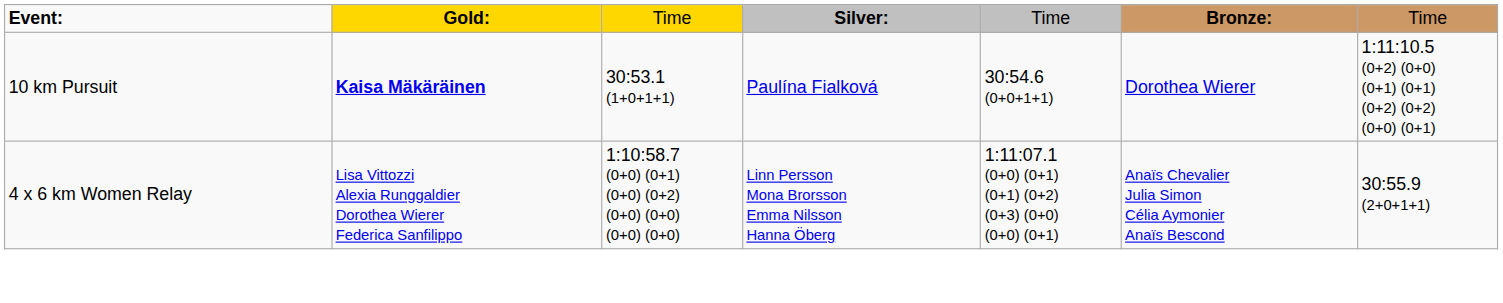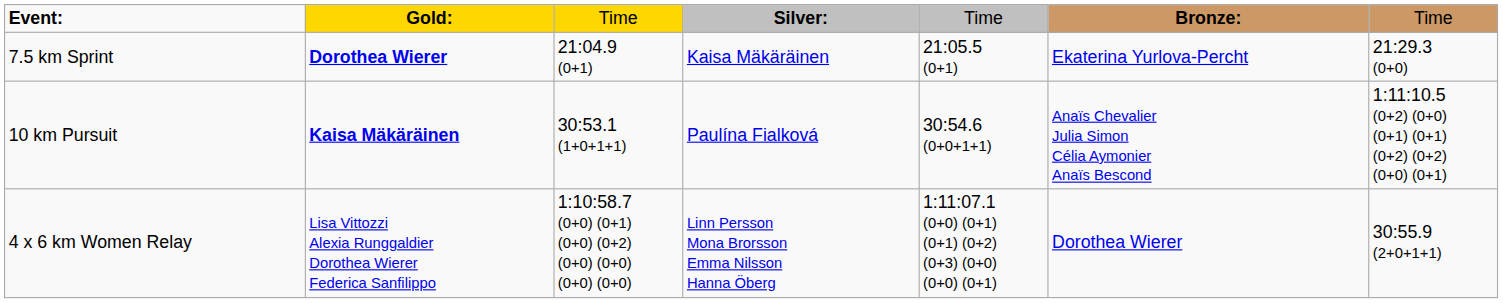+ row: (61, 56)
(1190, 86) Dorothea Wierer -> (1104, 145) Anaïs Chevalier Julia Simon Célia Aymonier Anaïs Bescond
(1177, 205) Anaïs Chevalier Julia Simon Célia Aymonier Anaïs Bescond -> (1117, 242) Dorothea Wierer
